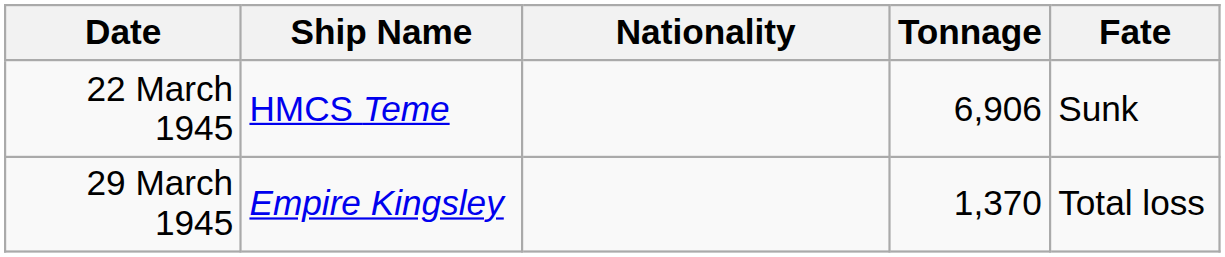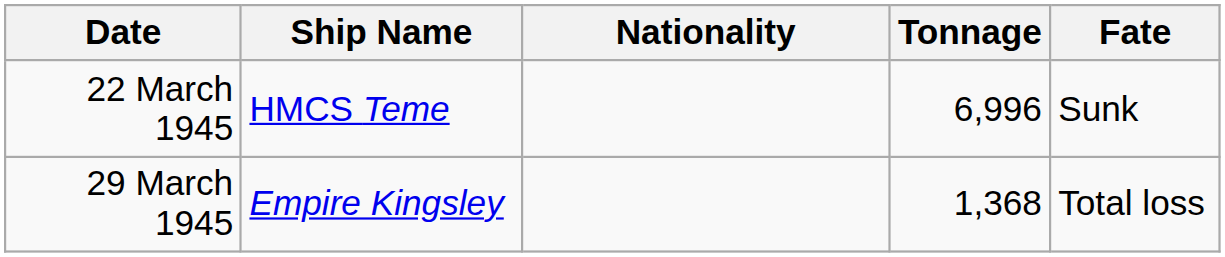(998, 108) 6,906 -> (998, 108) 6,996
(998, 203) 1,370 -> (998, 203) 1,368
